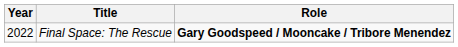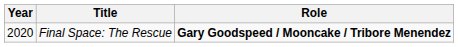(20, 32) 2022 -> (20, 32) 2020
